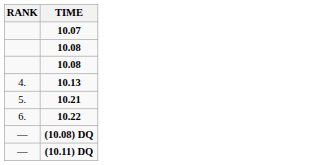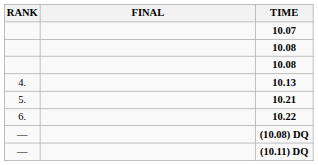+ column: (148, 13)
